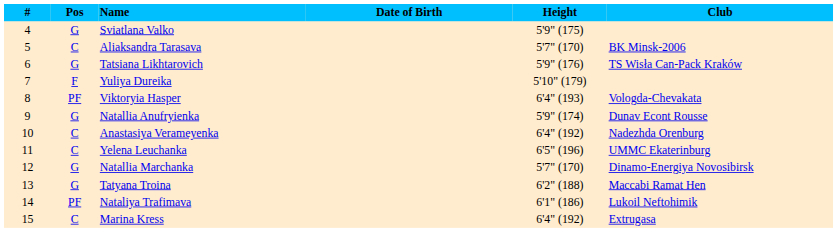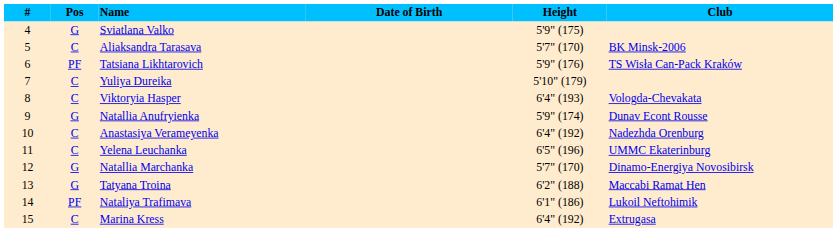(75, 64) G -> (75, 64) PF
(75, 81) F -> (75, 81) C
(75, 98) PF -> (75, 98) C
